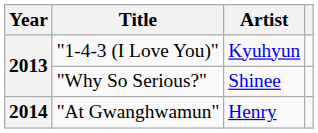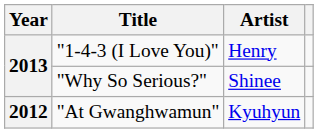(264, 50) Kyuhyun -> (252, 50) Henry
(28, 111) 2014 -> (28, 111) 2012
(252, 111) Henry -> (264, 111) Kyuhyun
